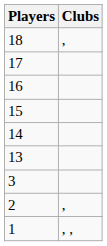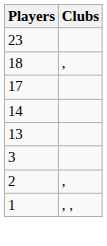+ row: (15, 39)
- row: (15, 87)
- row: (15, 110)
